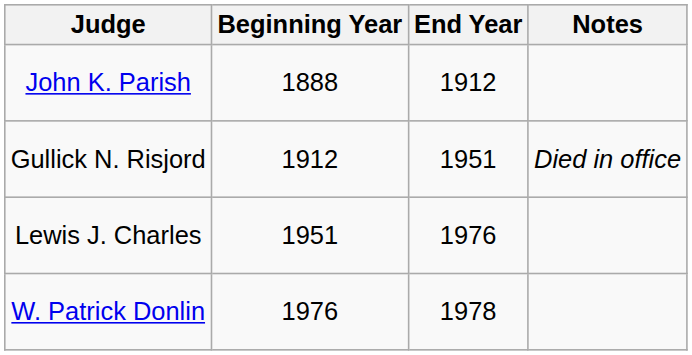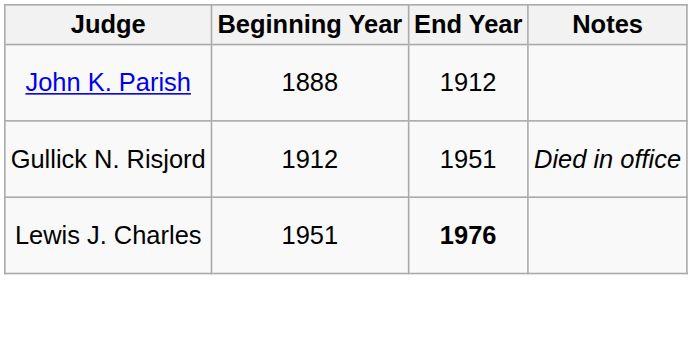(468, 235) normal -> (468, 235) bold
- row: (108, 311)
